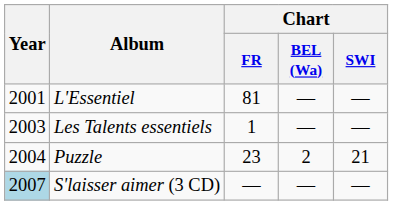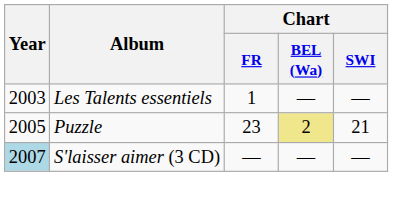- row: (94, 98)
(27, 156) 2004 -> (27, 127) 2005
(306, 156) no background -> (306, 127) khaki background
